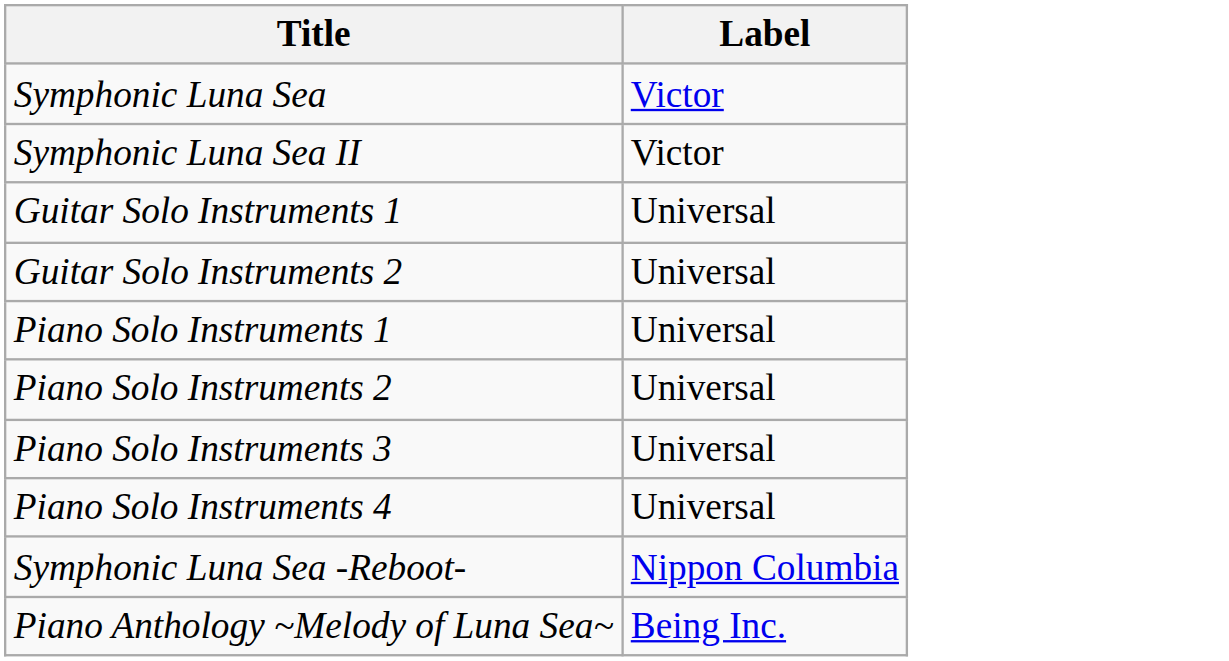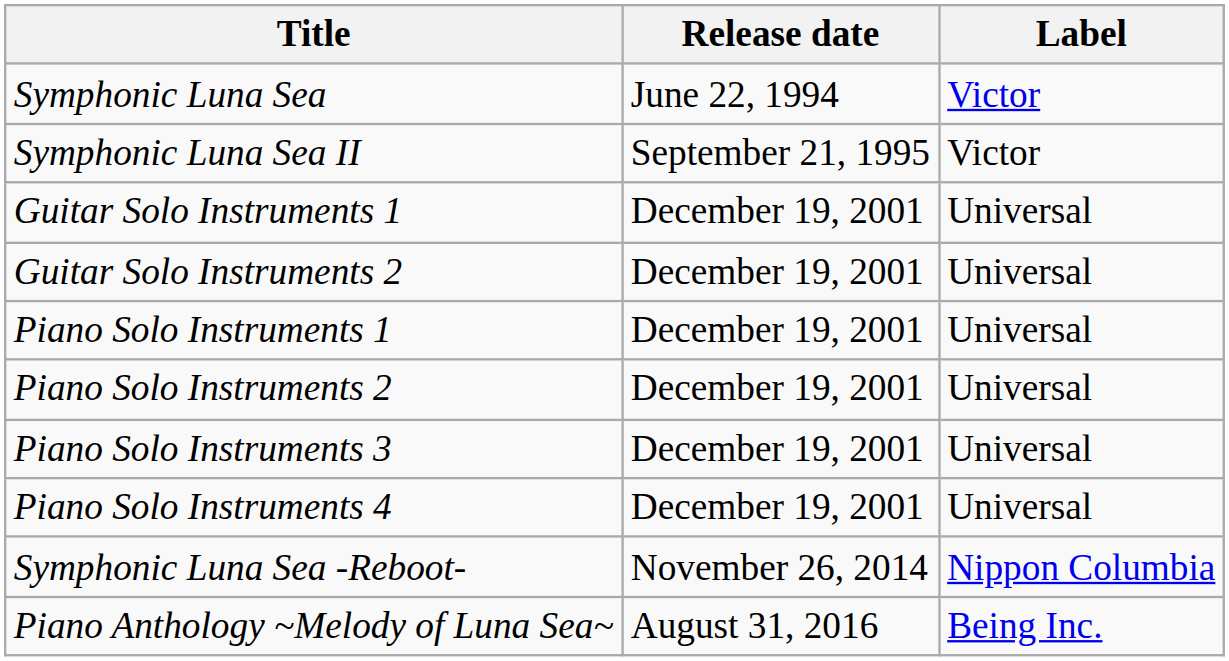+ column: (780, 34)
